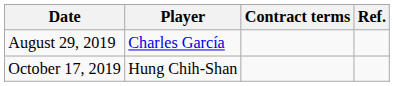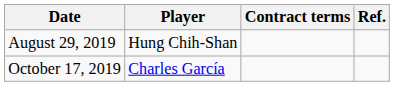(177, 42) Charles García -> (183, 42) Hung Chih-Shan
(183, 68) Hung Chih-Shan -> (177, 68) Charles García
